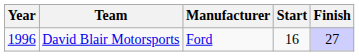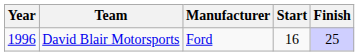(332, 39) 27 -> (332, 39) 25
